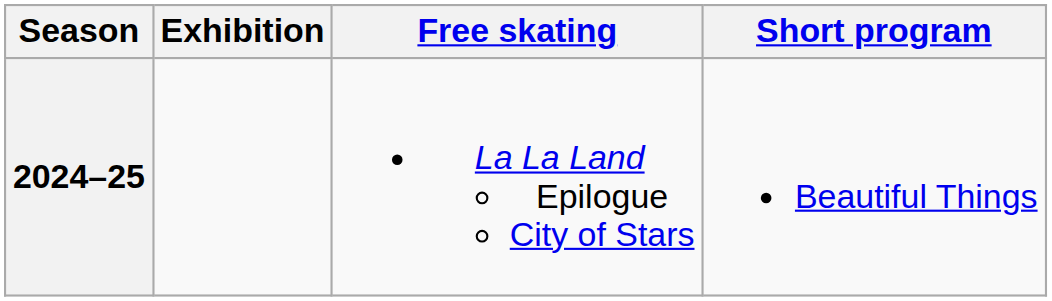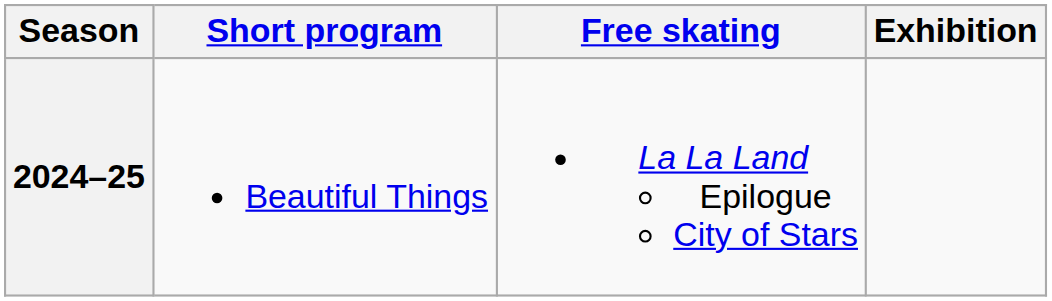columns swapped: (874, 31) <-> (243, 31)
